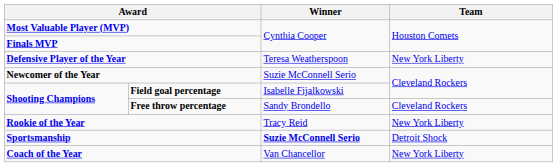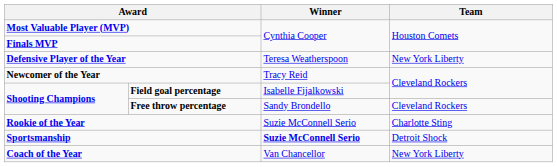(310, 75) Suzie McConnell Serio -> (285, 75) Tracy Reid
(285, 122) Tracy Reid -> (310, 122) Suzie McConnell Serio
(428, 122) New York Liberty -> (422, 122) Charlotte Sting
